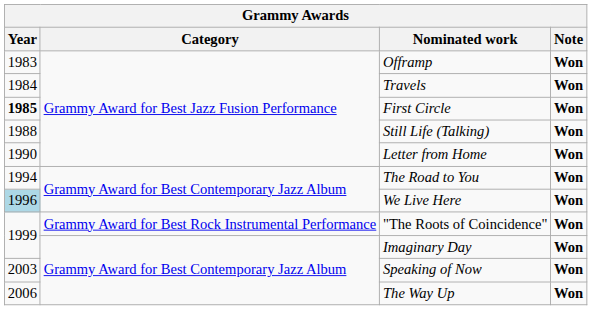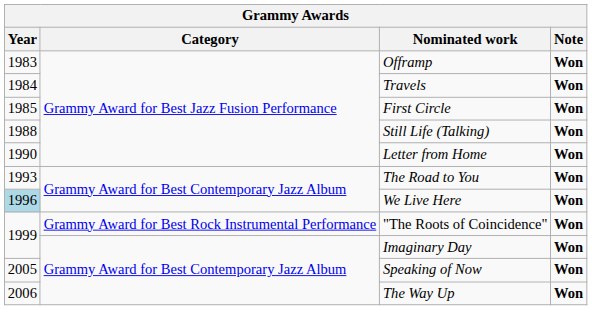(22, 108) bold -> (22, 108) normal
(22, 177) 1994 -> (22, 177) 1993
(22, 270) 2003 -> (22, 270) 2005
